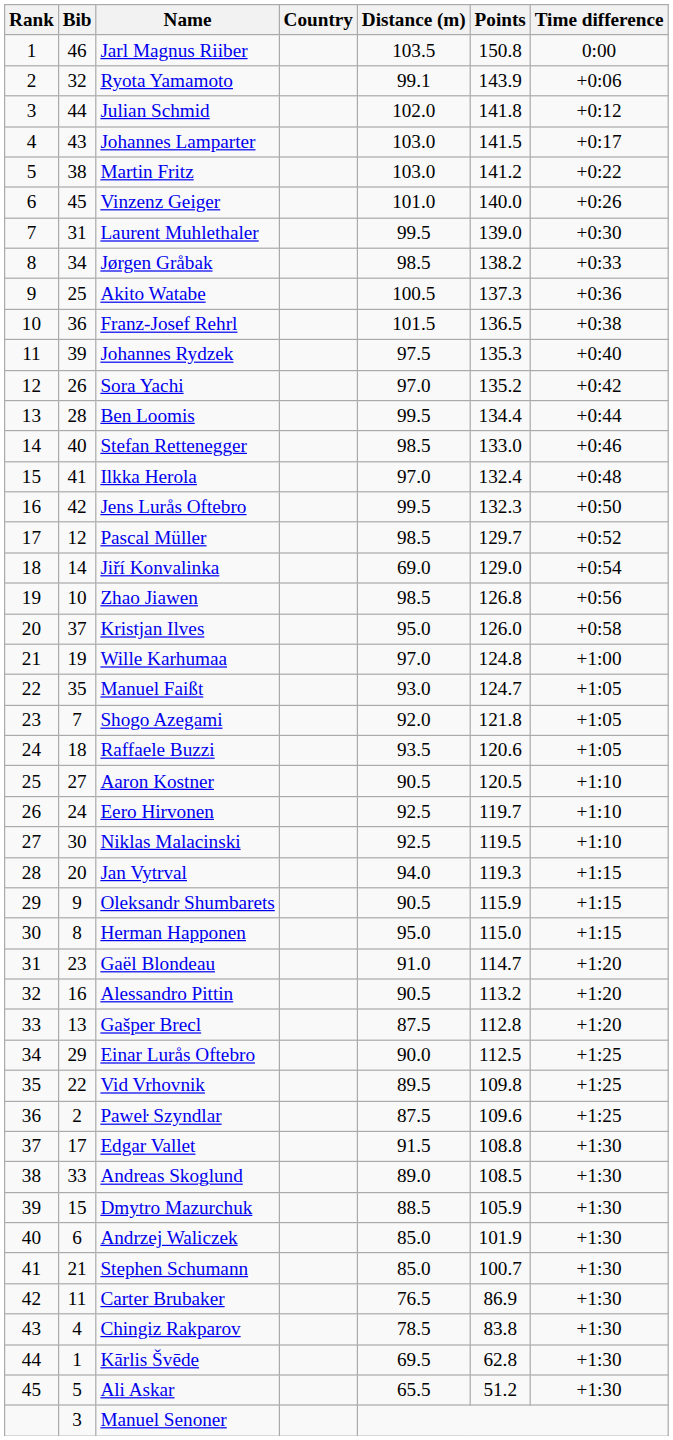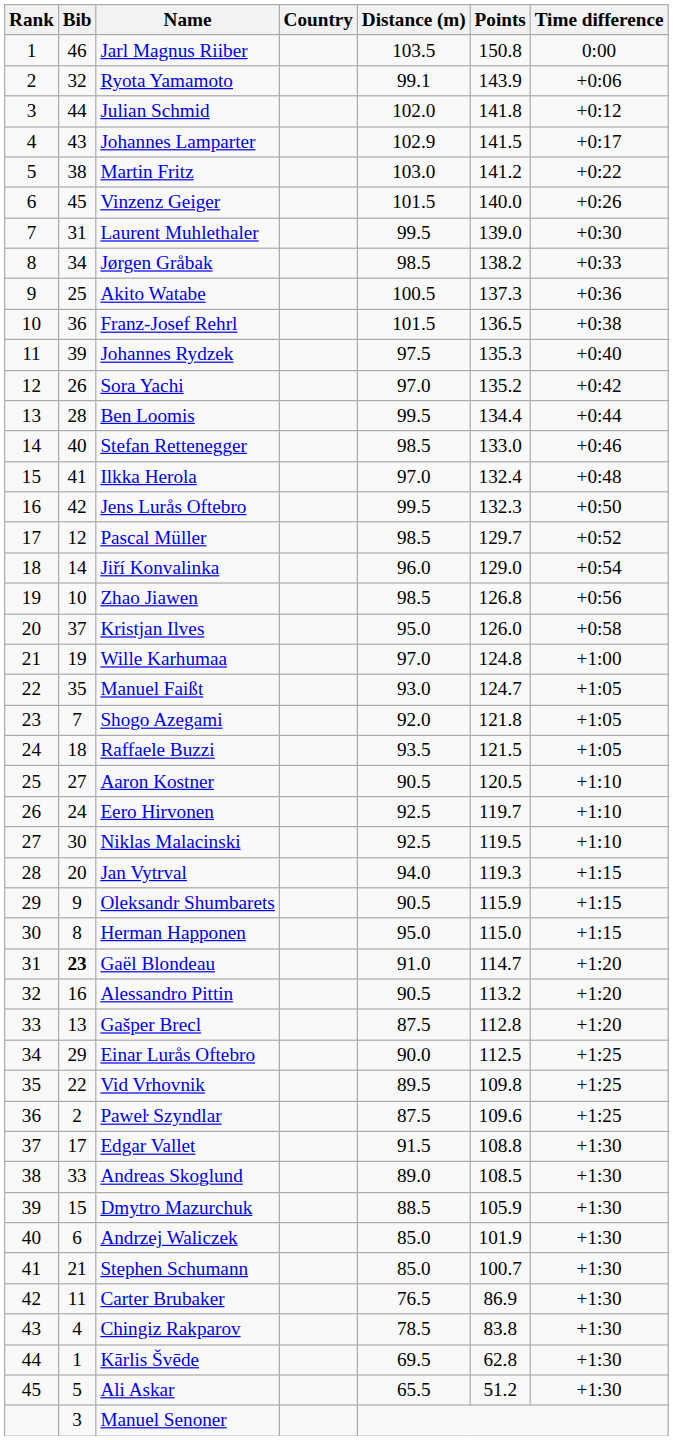(414, 141) 103.0 -> (414, 141) 102.9
(414, 202) 101.0 -> (414, 202) 101.5
(414, 567) 69.0 -> (414, 567) 96.0
(500, 750) 120.6 -> (500, 750) 121.5
(77, 963) normal -> (77, 963) bold
